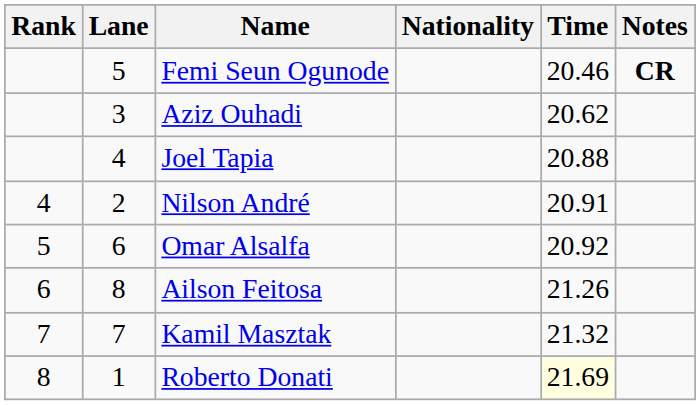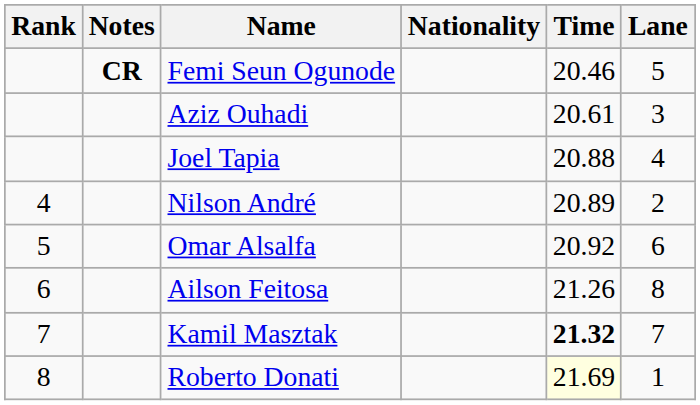columns swapped: (119, 26) <-> (655, 26)
(578, 114) 20.62 -> (584, 114) 20.61
(578, 202) 20.91 -> (584, 202) 20.89
(578, 333) normal -> (584, 333) bold
